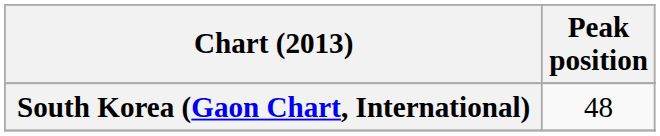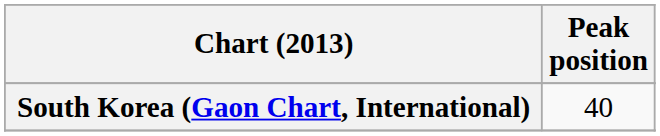(599, 106) 48 -> (599, 106) 40
